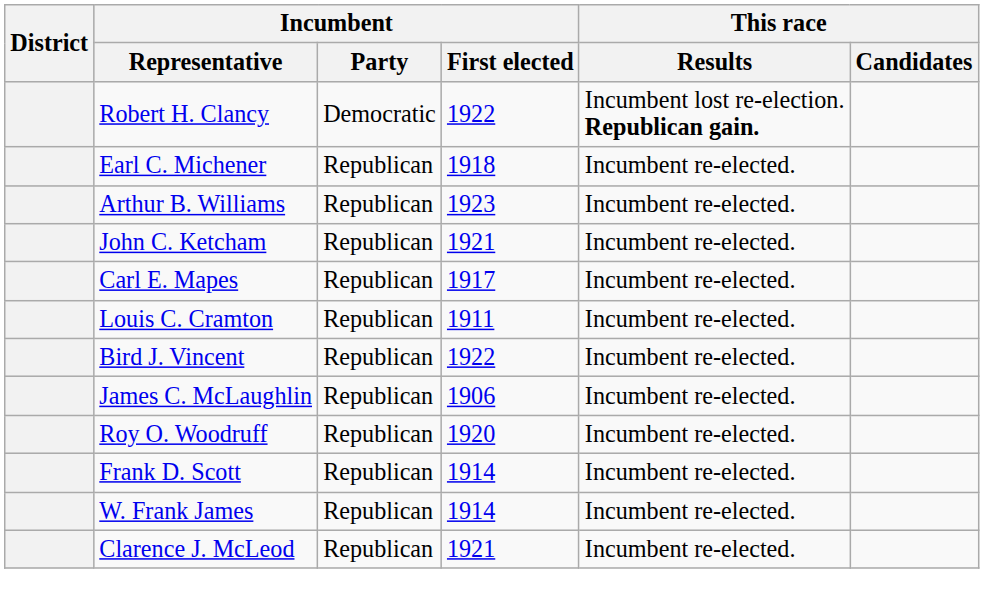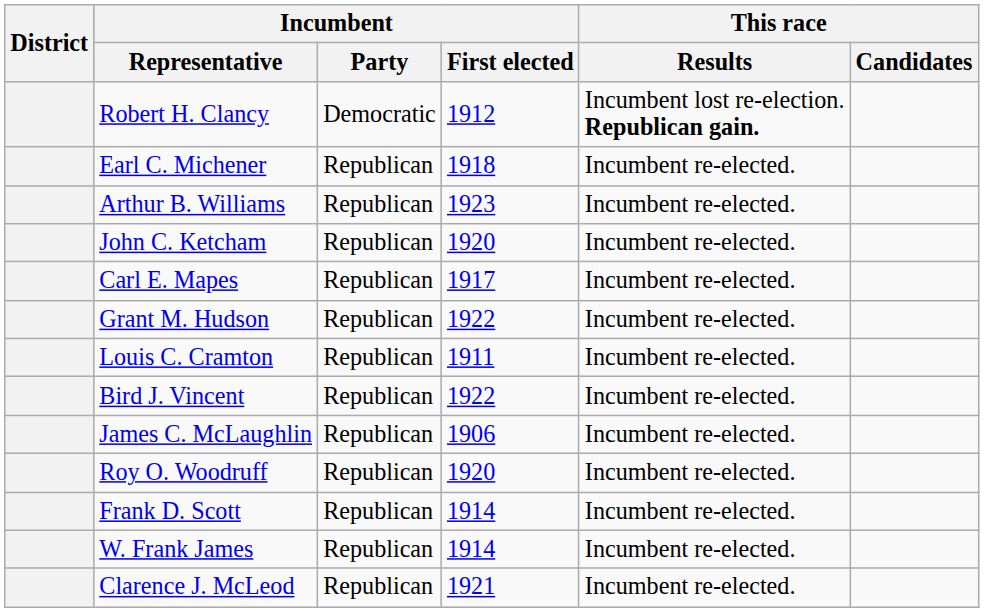(471, 113) 1922 -> (471, 113) 1912
(471, 242) 1921 -> (471, 242) 1920
+ row: (184, 319)
